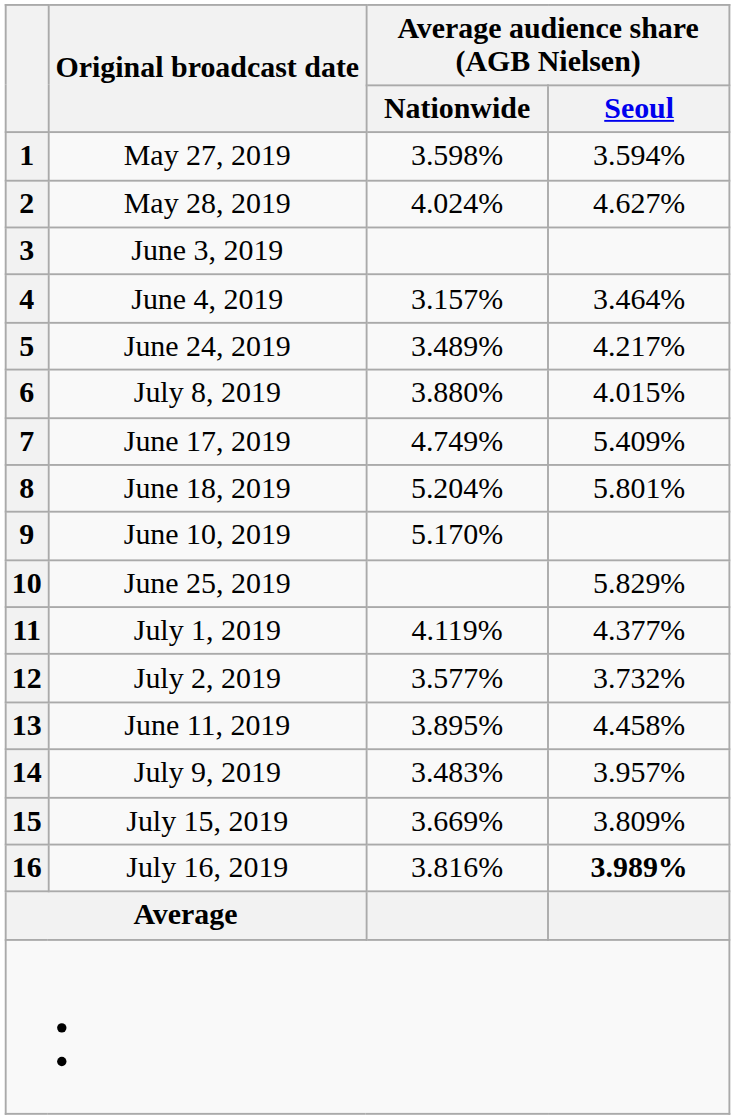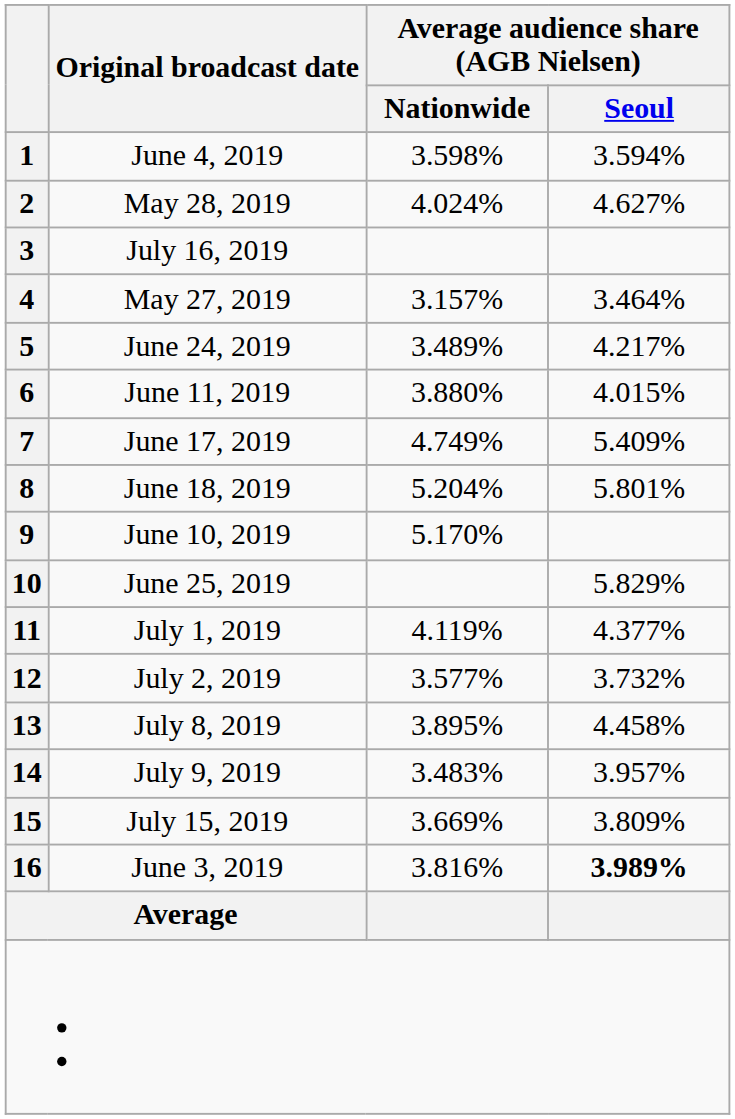(207, 155) May 27, 2019 -> (207, 155) June 4, 2019
(207, 250) June 3, 2019 -> (207, 250) July 16, 2019
(207, 298) June 4, 2019 -> (207, 298) May 27, 2019
(207, 393) July 8, 2019 -> (207, 393) June 11, 2019
(207, 725) June 11, 2019 -> (207, 725) July 8, 2019
(207, 867) July 16, 2019 -> (207, 867) June 3, 2019
